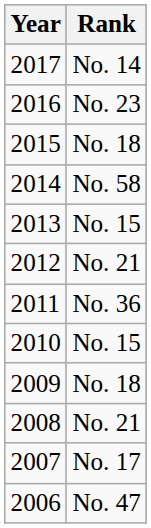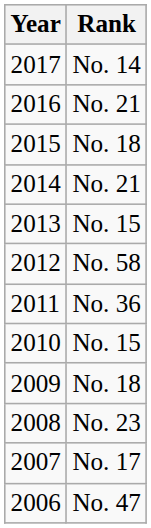(107, 104) No. 23 -> (107, 104) No. 21
(107, 183) No. 58 -> (107, 183) No. 21
(107, 263) No. 21 -> (107, 263) No. 58
(107, 422) No. 21 -> (107, 422) No. 23
